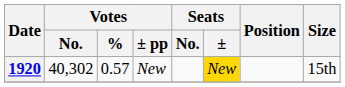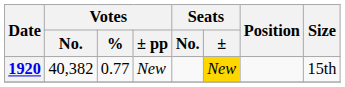(71, 69) 40,302 -> (71, 69) 40,382
(115, 69) 0.57 -> (115, 69) 0.77
